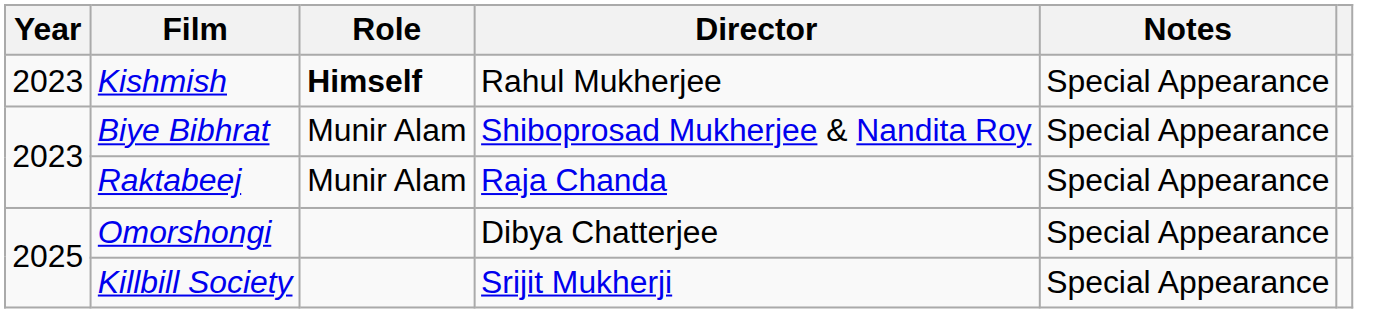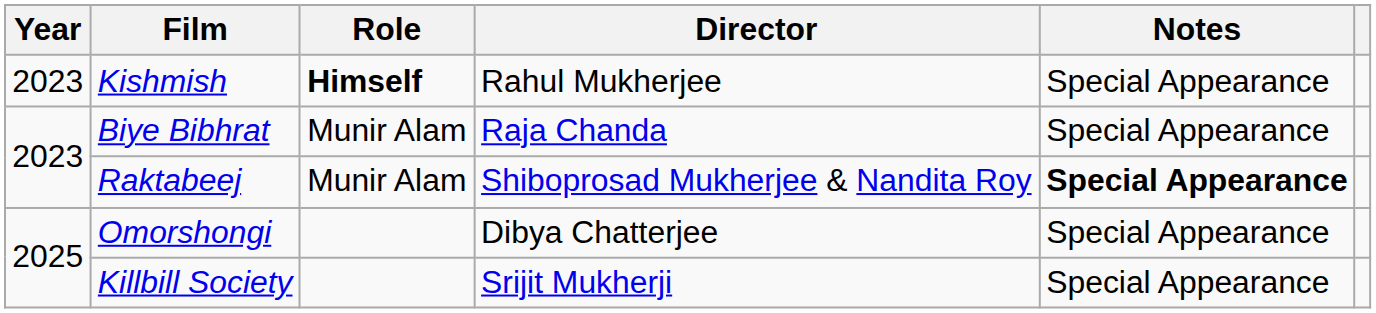(756, 130) Shiboprosad Mukherjee & Nandita Roy -> (574, 130) Raja Chanda
(574, 181) Raja Chanda -> (756, 181) Shiboprosad Mukherjee & Nandita Roy
(1188, 181) normal -> (1197, 181) bold
